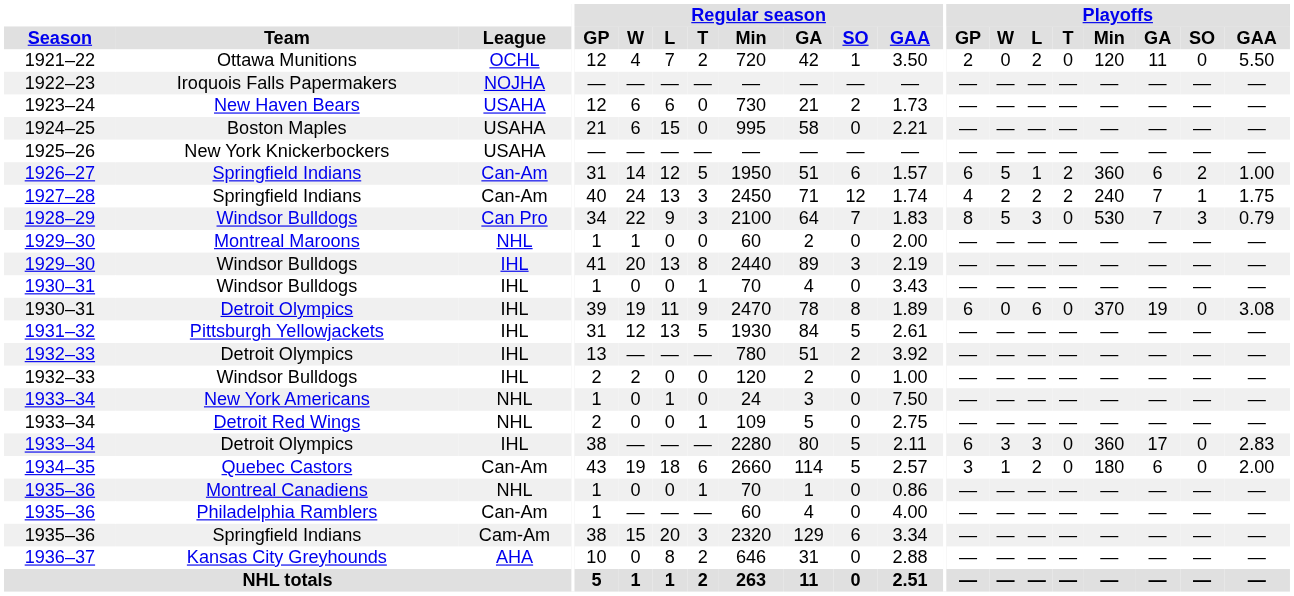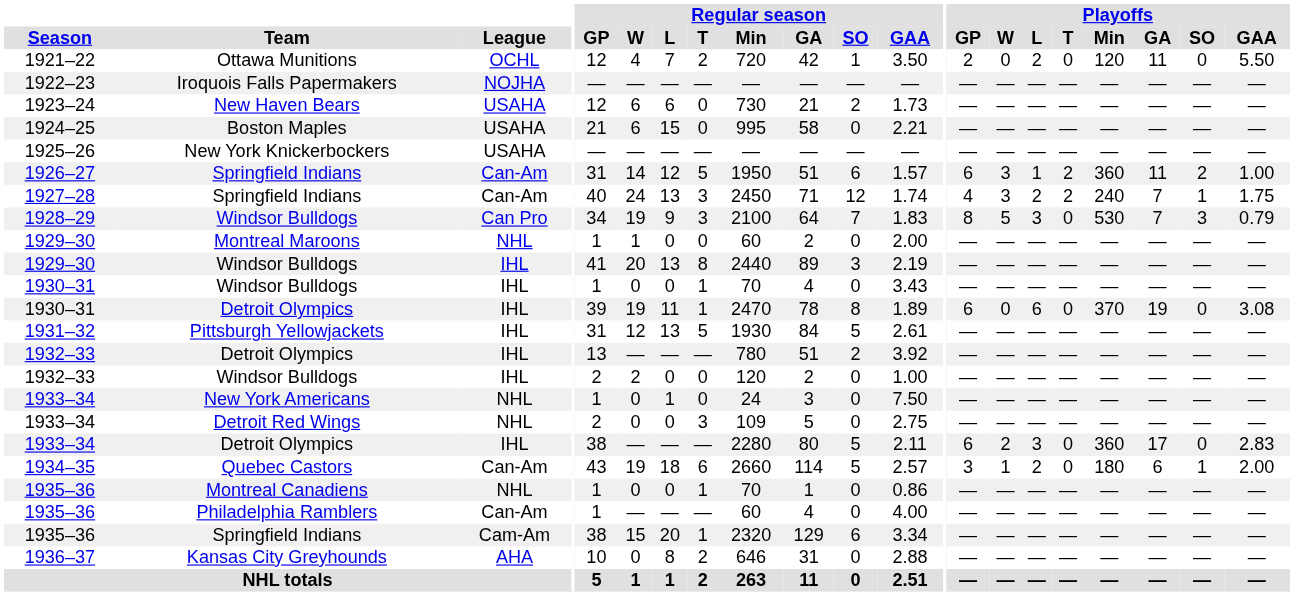(1005, 173) 5 -> (1005, 173) 3
(1158, 173) 6 -> (1158, 173) 11
(1005, 196) 2 -> (1005, 196) 3
(635, 218) 22 -> (635, 218) 19
(703, 309) 9 -> (703, 309) 1
(703, 422) 1 -> (703, 422) 3
(1005, 444) 3 -> (1005, 444) 2
(1202, 467) 0 -> (1202, 467) 1
(703, 535) 3 -> (703, 535) 1
